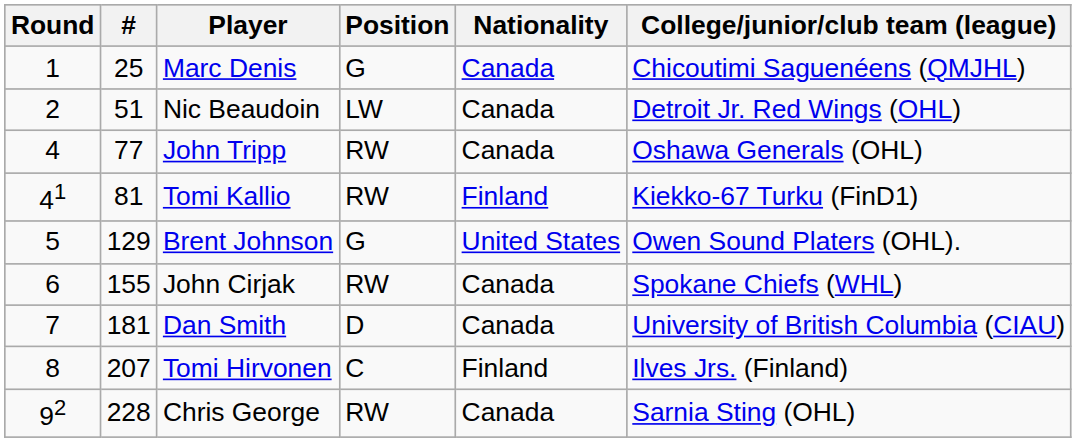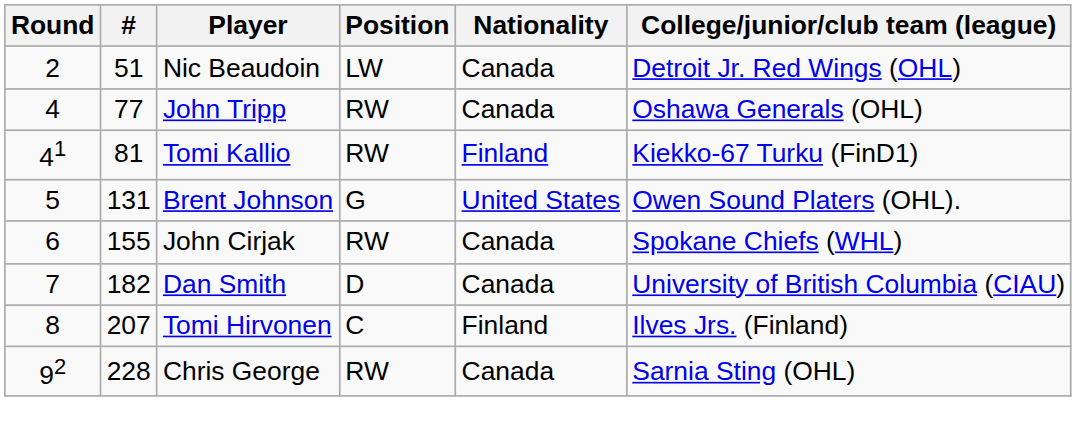- row: (230, 67)
(129, 241) 129 -> (129, 200) 131
(129, 325) 181 -> (129, 283) 182
